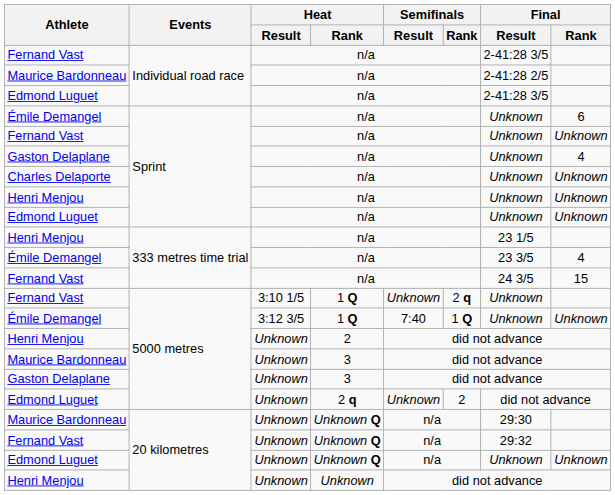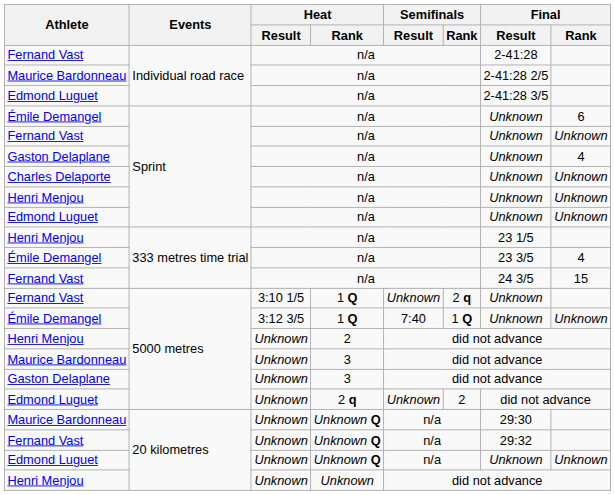(516, 55) 2-41:28 3/5 -> (516, 55) 2-41:28
